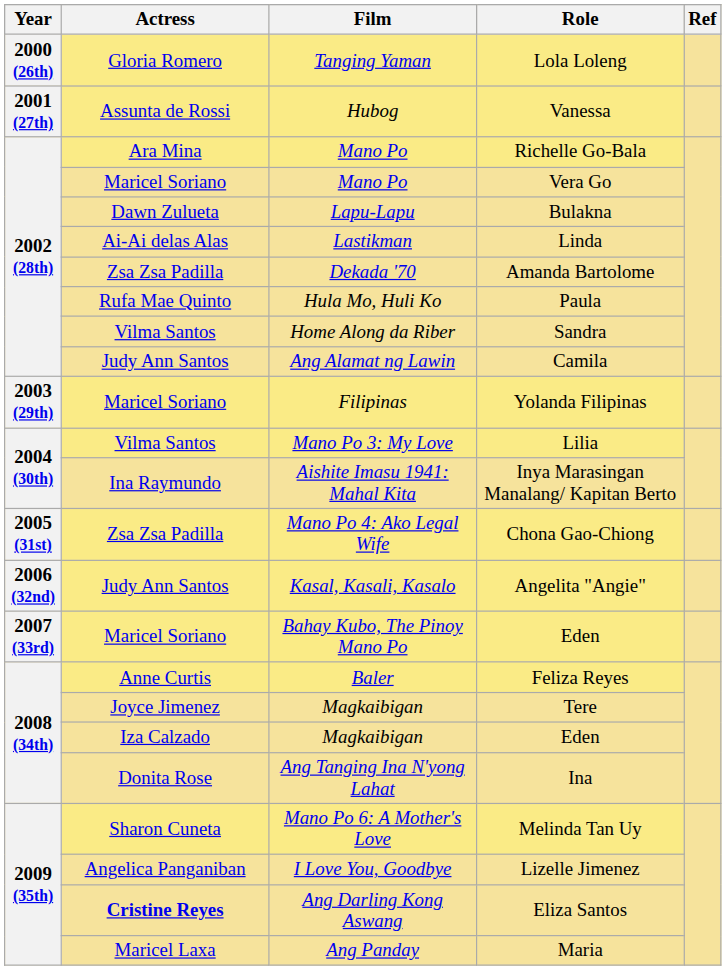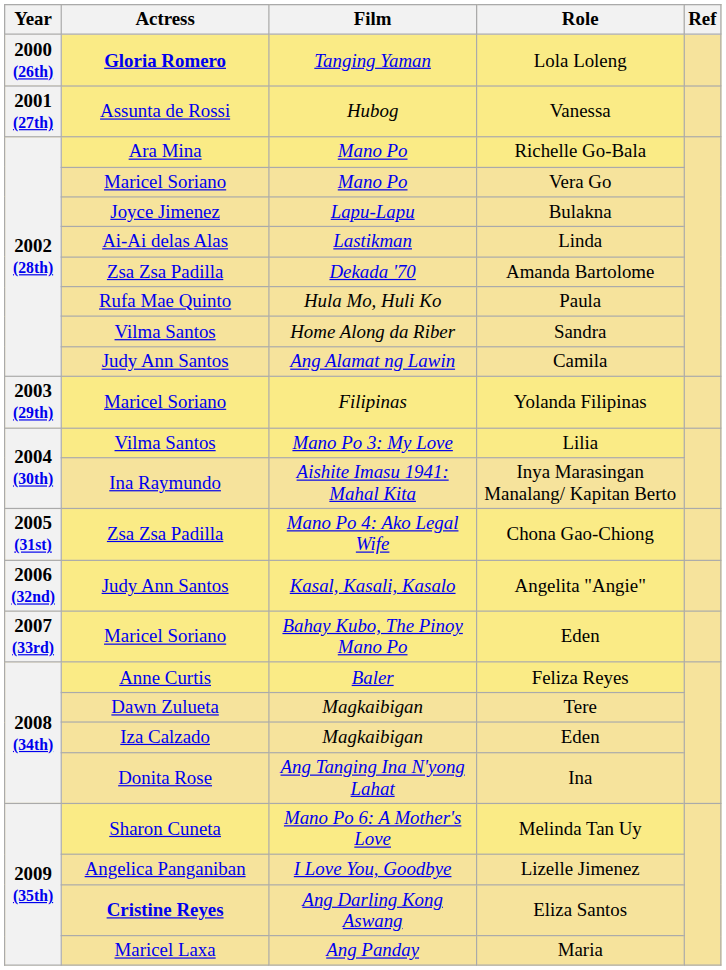(165, 60) normal -> (165, 60) bold
(165, 211) Dawn Zulueta -> (165, 211) Joyce Jimenez
(165, 707) Joyce Jimenez -> (165, 707) Dawn Zulueta
